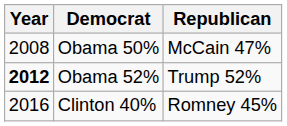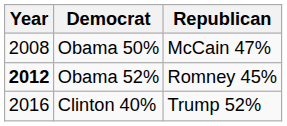(214, 76) Trump 52% -> (222, 76) Romney 45%
(222, 105) Romney 45% -> (214, 105) Trump 52%
